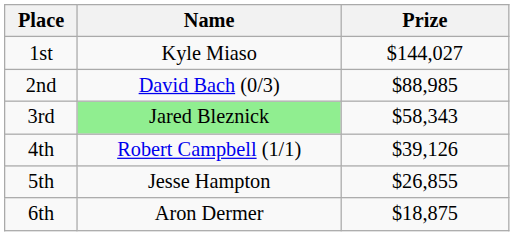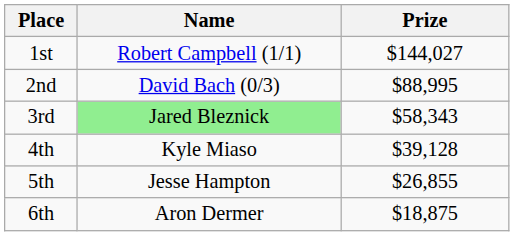(209, 52) Kyle Miaso -> (209, 52) Robert Campbell (1/1)
(425, 85) $88,985 -> (425, 85) $88,995
(209, 149) Robert Campbell (1/1) -> (209, 149) Kyle Miaso
(425, 149) $39,126 -> (425, 149) $39,128
